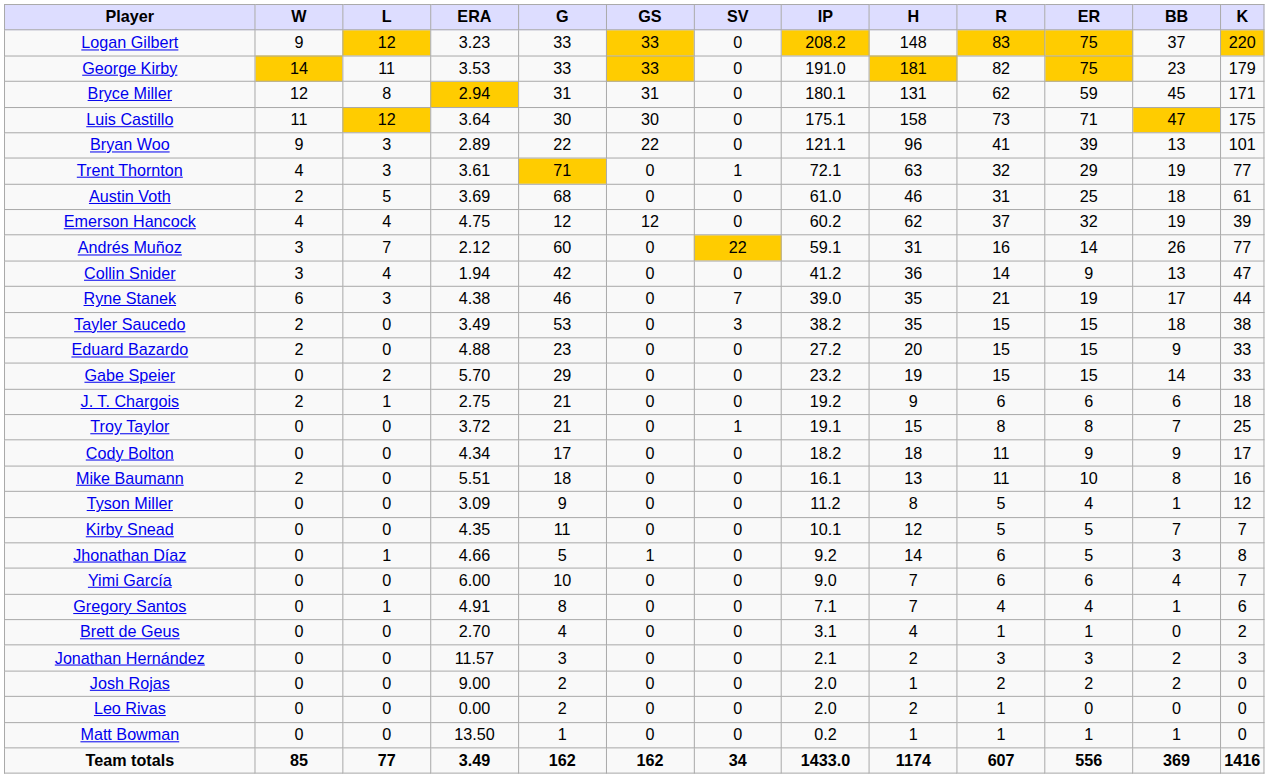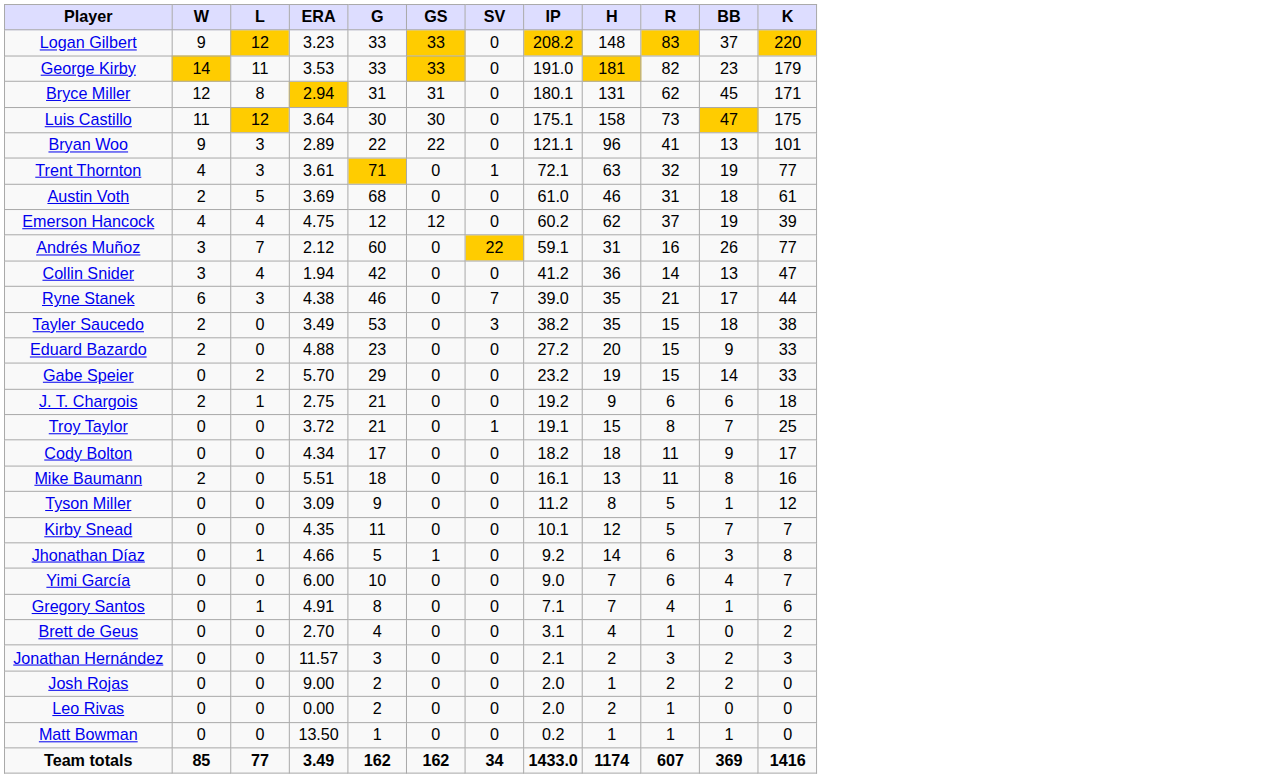- column: (1089, 17)
